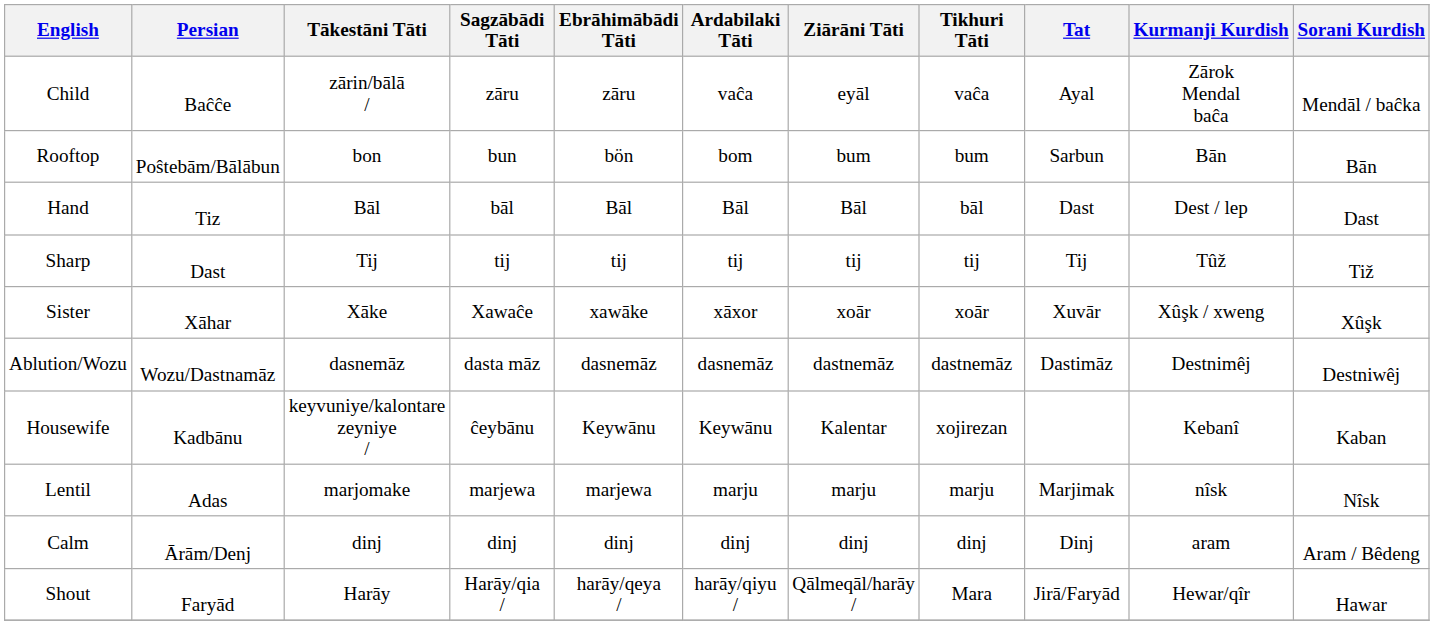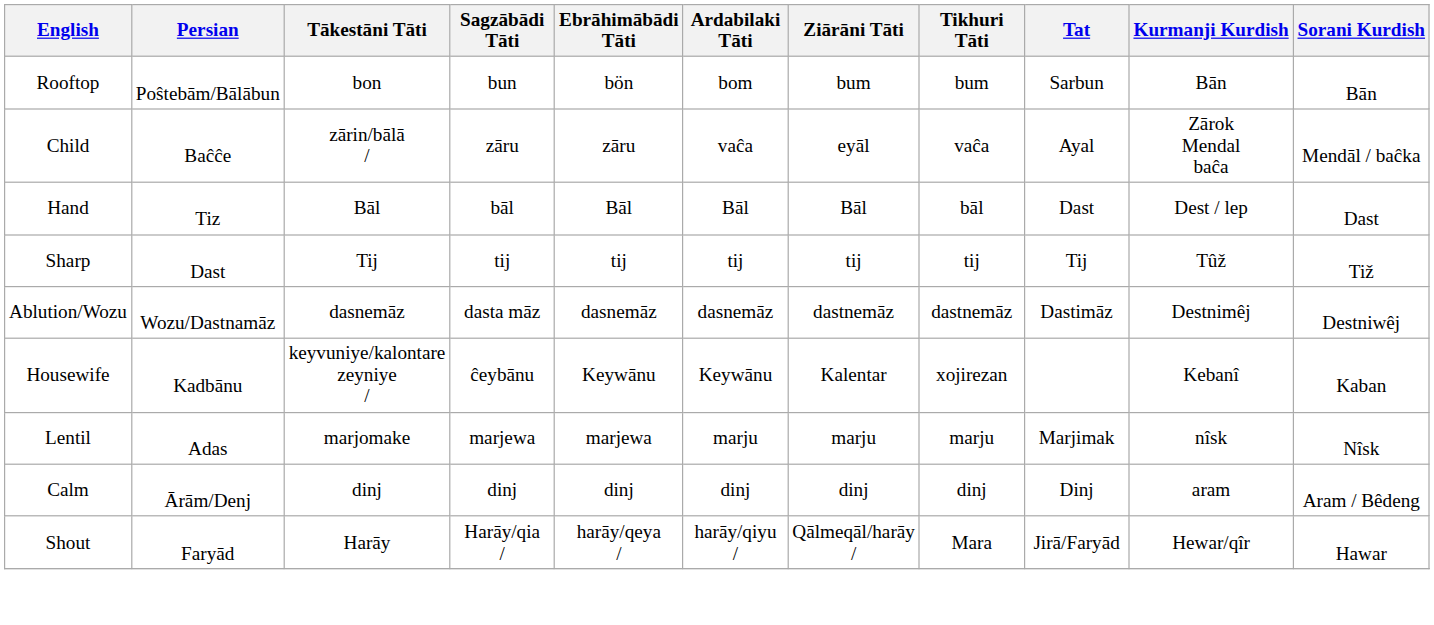rows swapped: (68, 93) <-> (68, 156)
- row: (68, 312)
